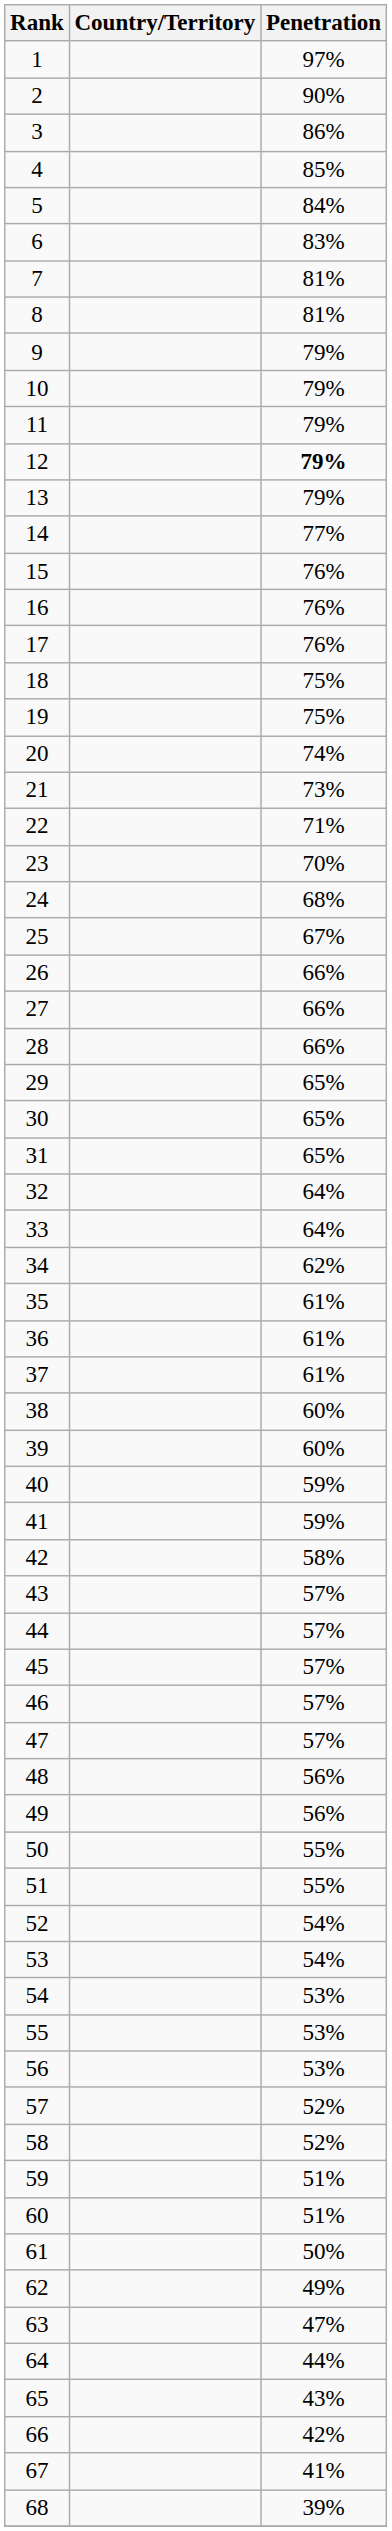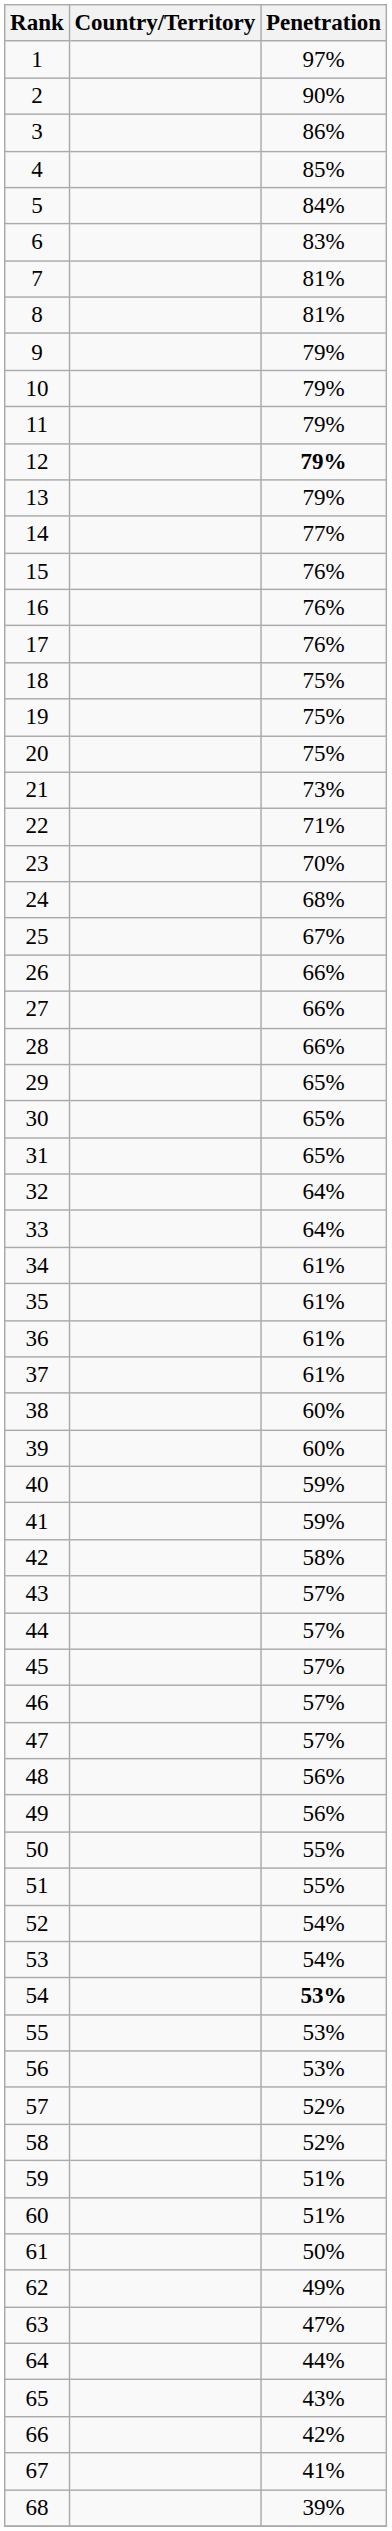(324, 753) 74% -> (324, 753) 75%
(324, 1265) 62% -> (324, 1265) 61%
(324, 1995) normal -> (324, 1995) bold
